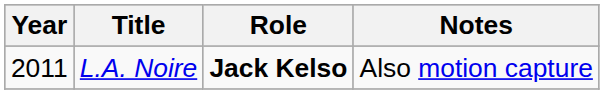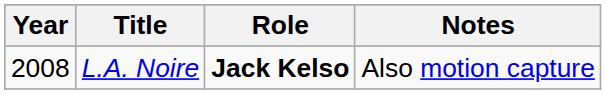(39, 67) 2011 -> (40, 67) 2008
